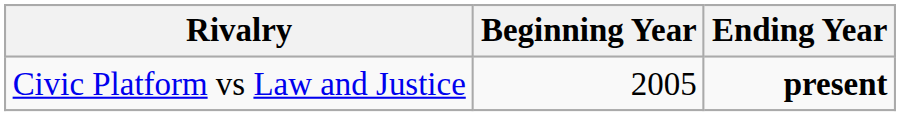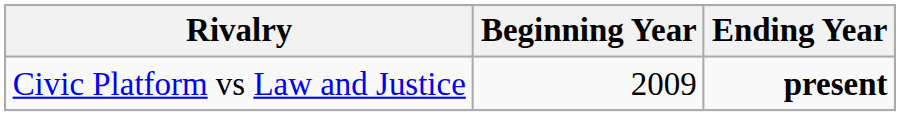(664, 82) 2005 -> (664, 82) 2009
